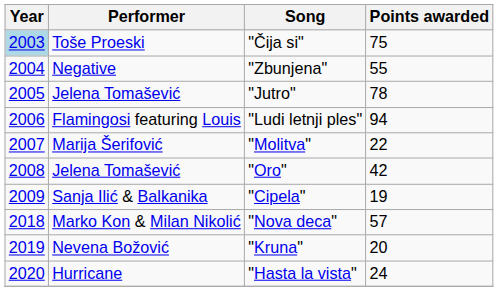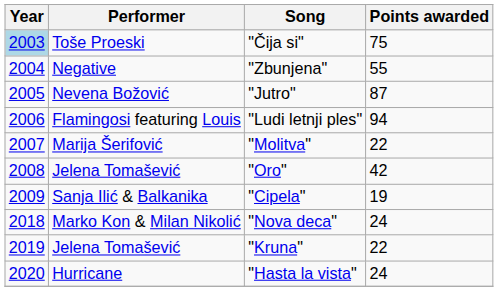(116, 94) Jelena Tomašević -> (111, 94) Nevena Božović
(379, 94) 78 -> (379, 94) 87
(379, 222) 57 -> (379, 222) 24
(111, 247) Nevena Božović -> (116, 247) Jelena Tomašević
(379, 247) 20 -> (379, 247) 22
